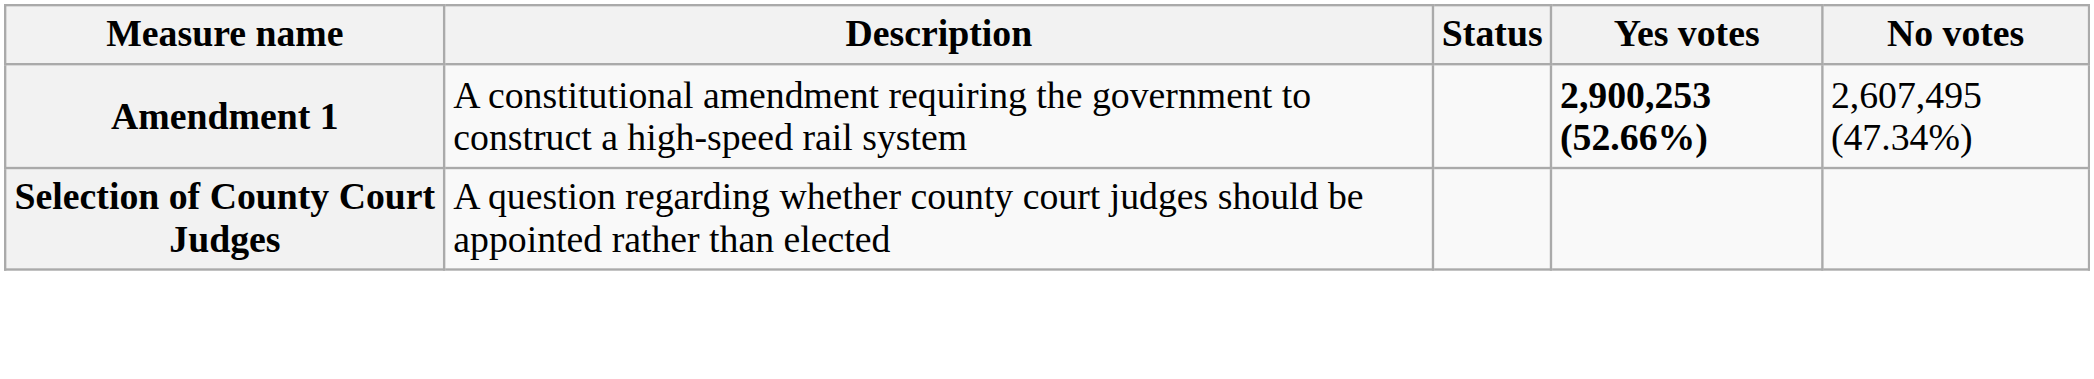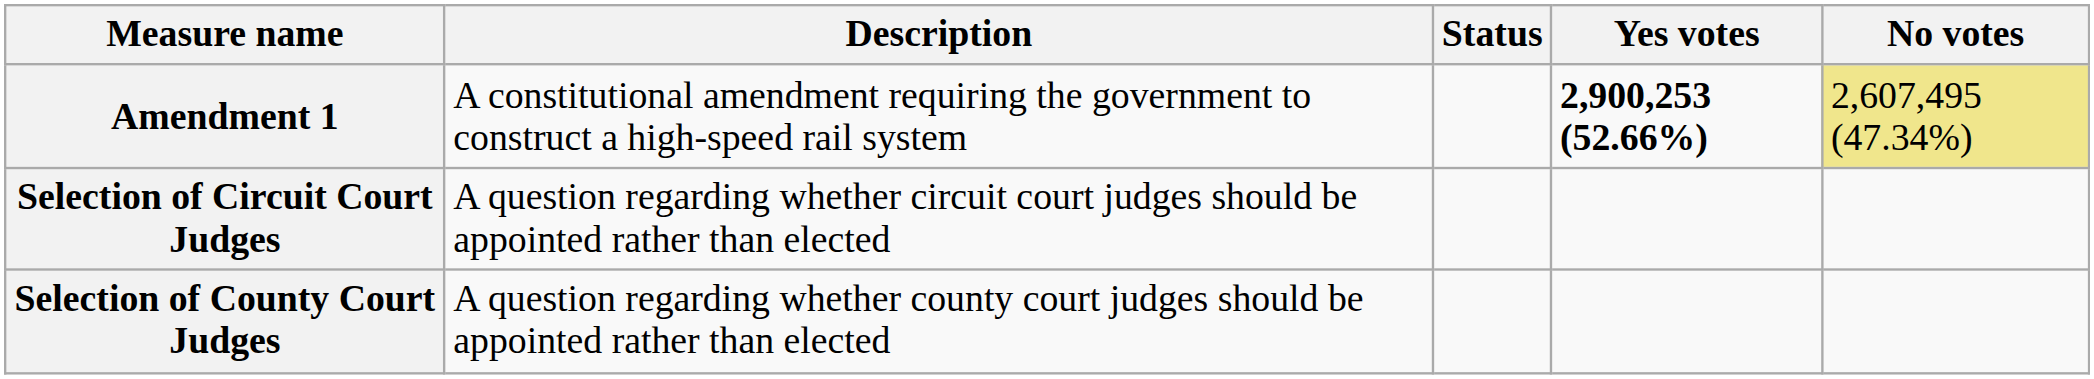(1906, 115) no background -> (1906, 115) khaki background
+ row: (225, 217)
